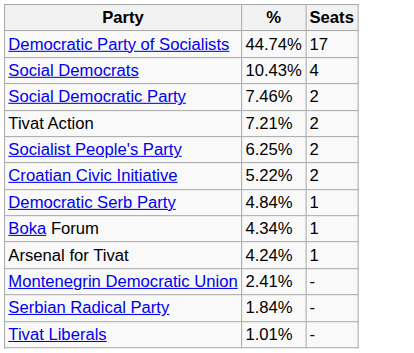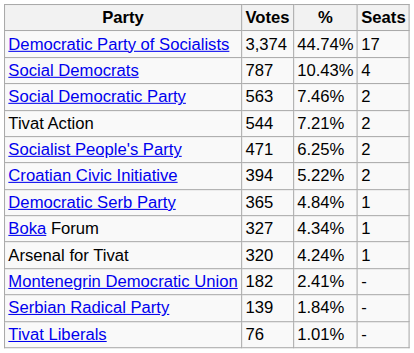+ column: (267, 17)
